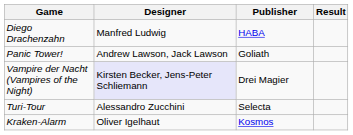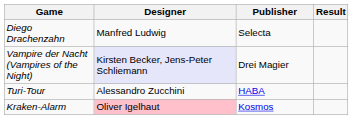(251, 33) HABA -> (254, 33) Selecta
- row: (35, 54)
(254, 107) Selecta -> (251, 91) HABA
(128, 122) no background -> (128, 107) pink background
